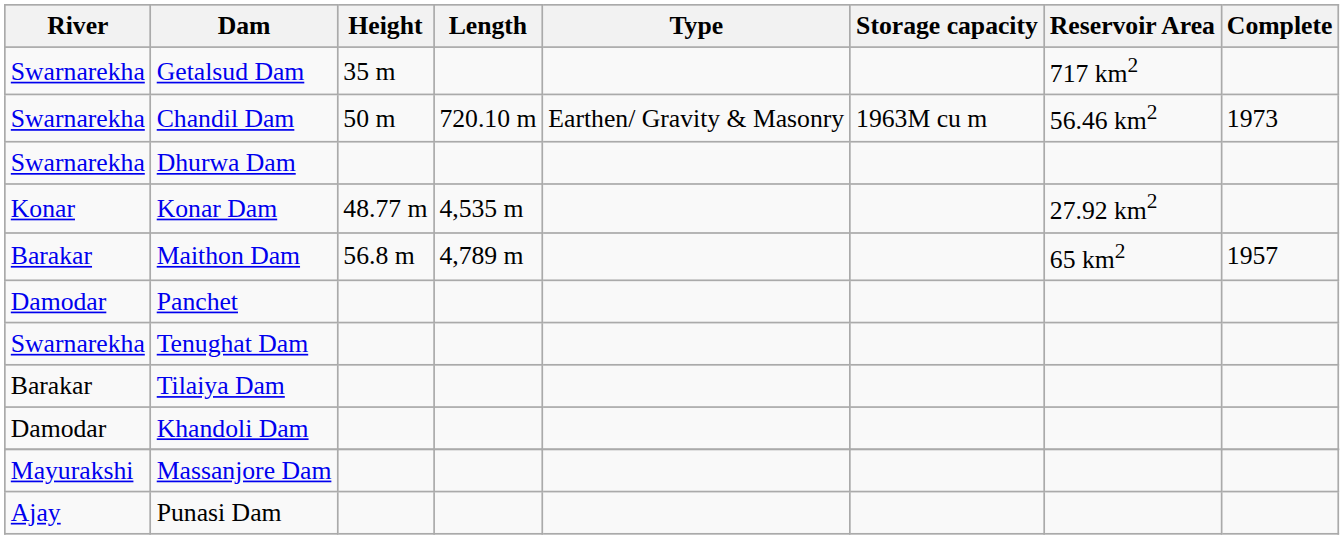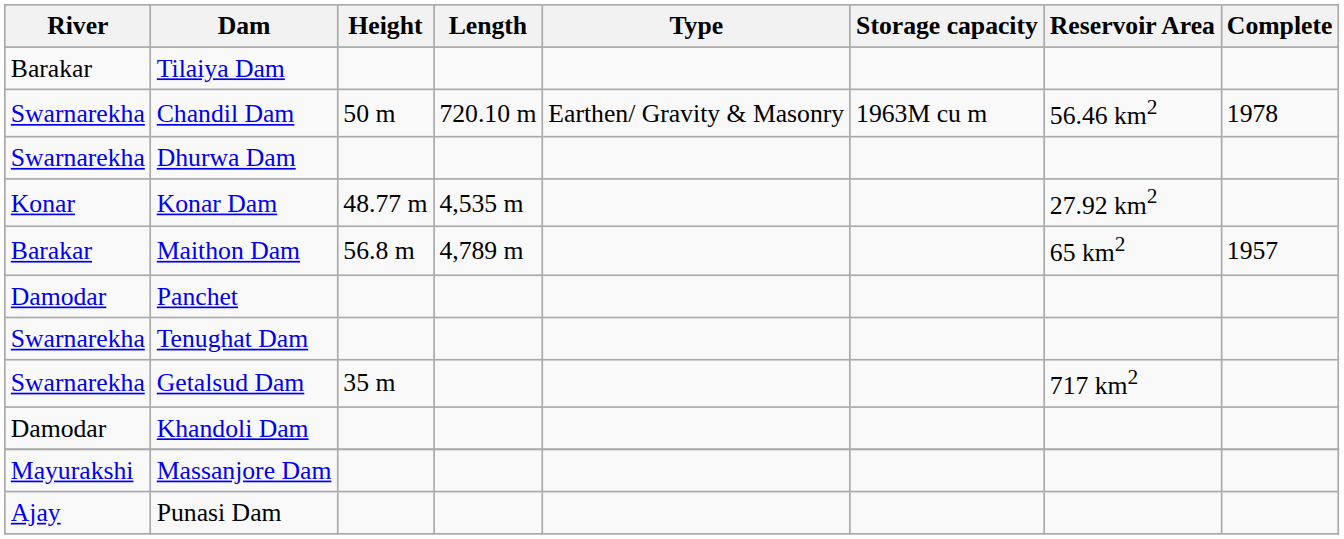rows swapped: (231, 70) <-> (221, 385)
(1253, 118) 1973 -> (1253, 113) 1978
